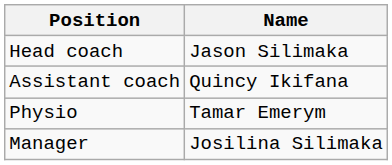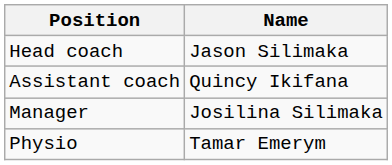rows swapped: (43, 113) <-> (49, 144)
